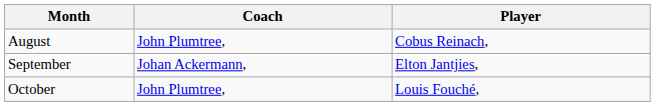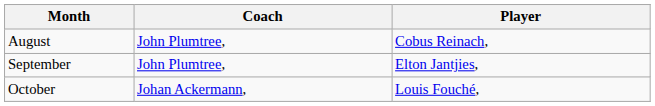(192, 65) Johan Ackermann, -> (181, 65) John Plumtree,
(181, 89) John Plumtree, -> (192, 89) Johan Ackermann,
